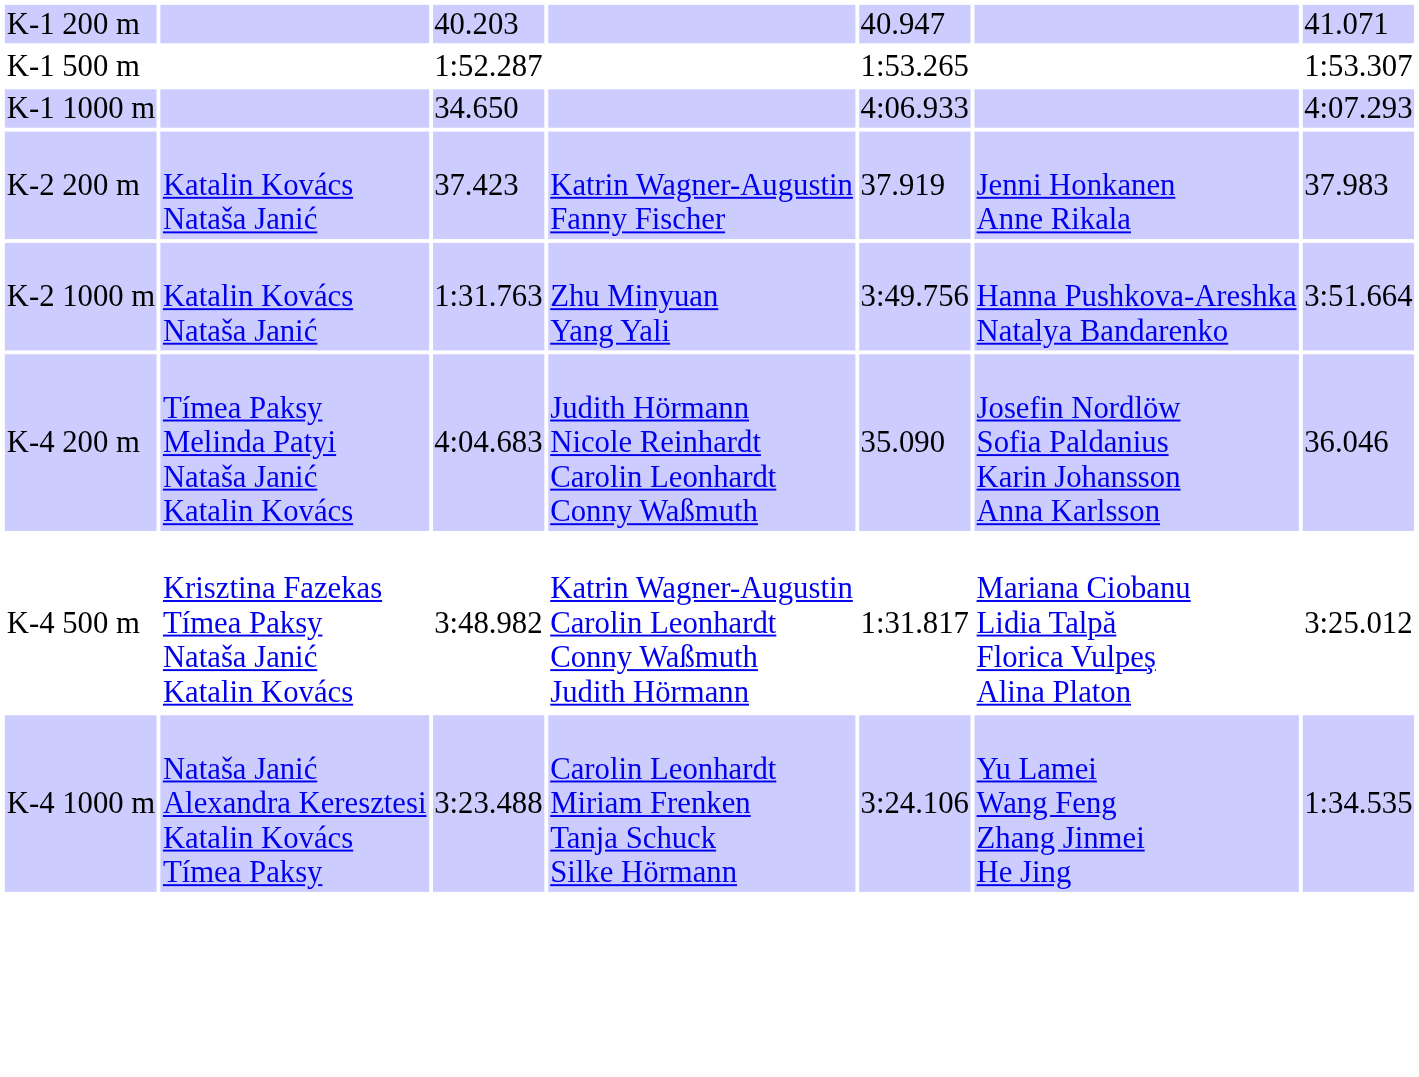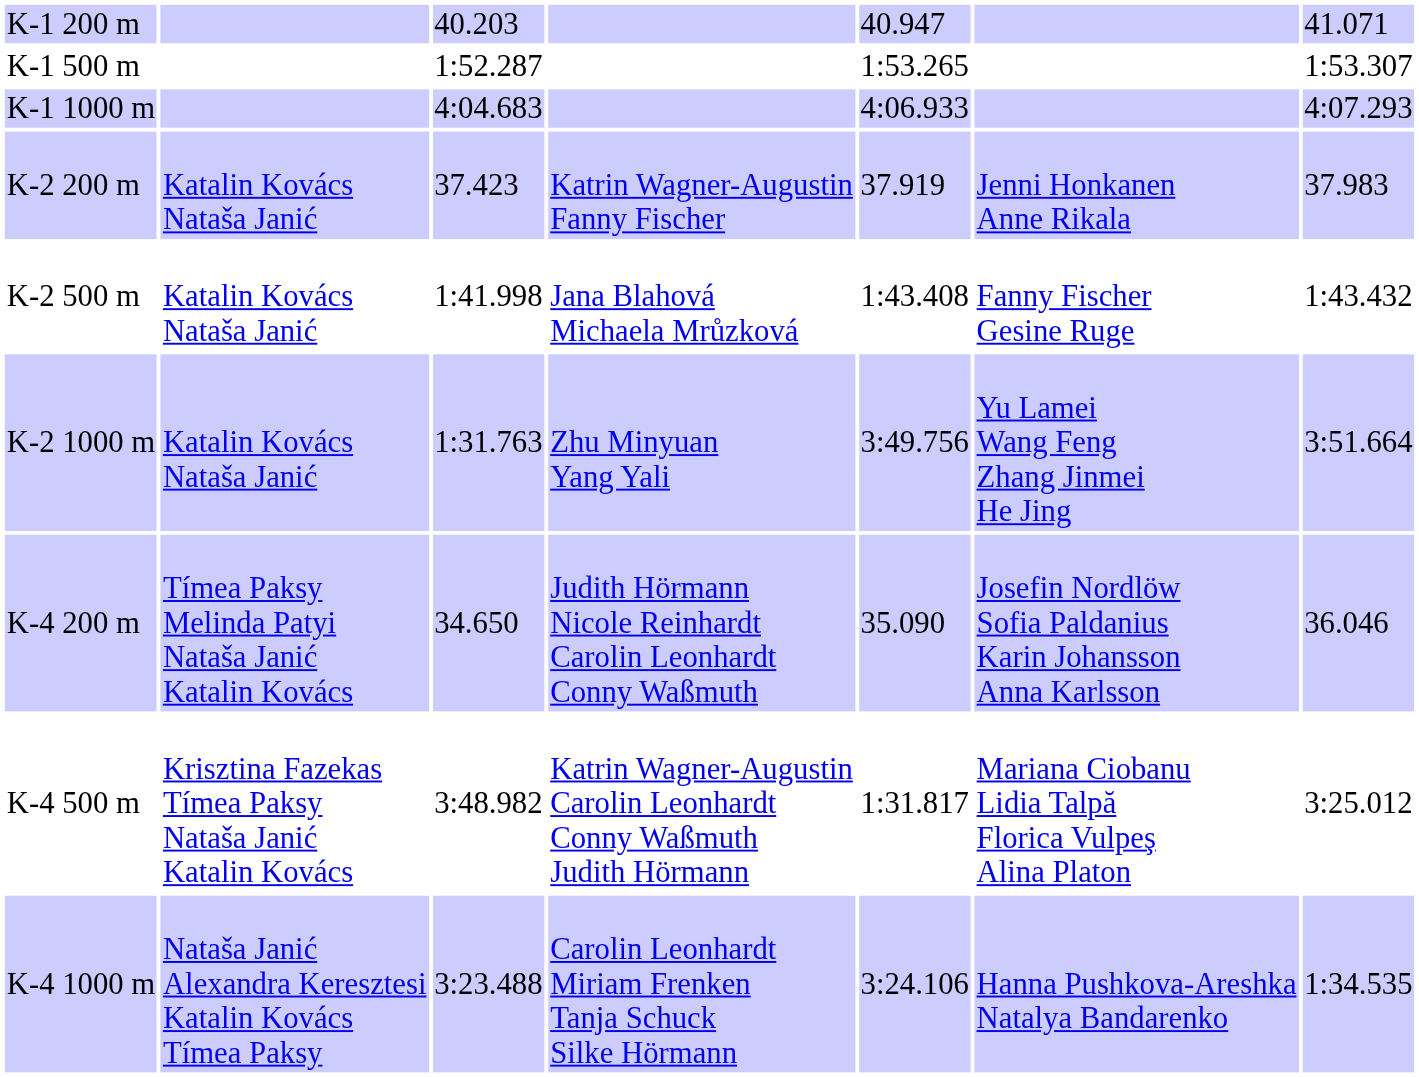(476, 108) 34.650 -> (488, 108) 4:04.683
+ row: (73, 296)
(1137, 313) Hanna Pushkova-Areshka Natalya Bandarenko -> (1061, 459) Yu Lamei Wang Feng Zhang Jinmei He Jing
(488, 442) 4:04.683 -> (476, 622) 34.650
(1061, 820) Yu Lamei Wang Feng Zhang Jinmei He Jing -> (1137, 1000) Hanna Pushkova-Areshka Natalya Bandarenko
